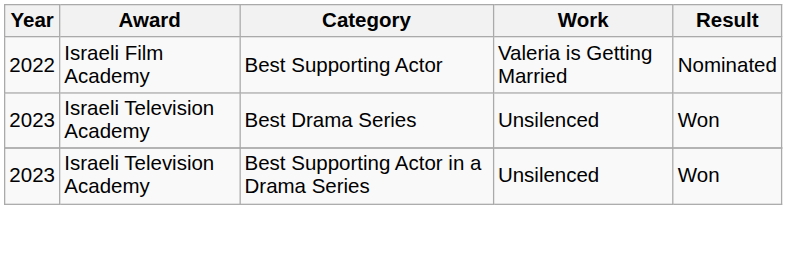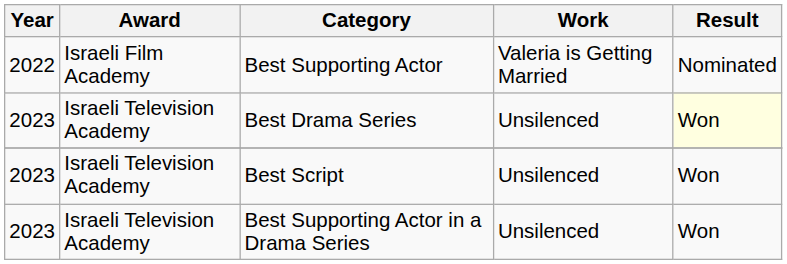(699, 120) no background -> (699, 120) lightyellow background
+ row: (294, 175)
